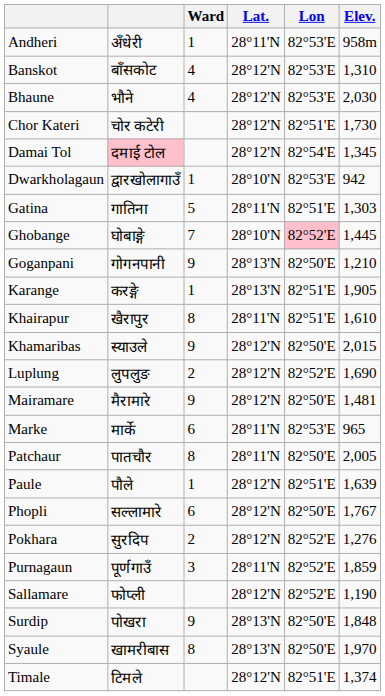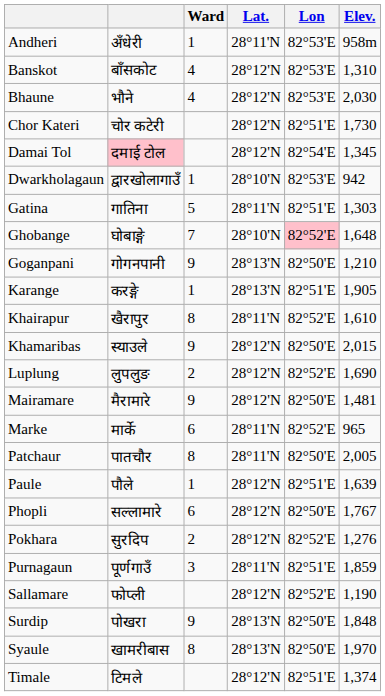(360, 235) 1,445 -> (360, 235) 1,648
(312, 318) 82°51'E -> (312, 318) 82°52'E
(312, 428) 82°53'E -> (312, 428) 82°52'E
(312, 566) 82°52'E -> (312, 566) 82°51'E
